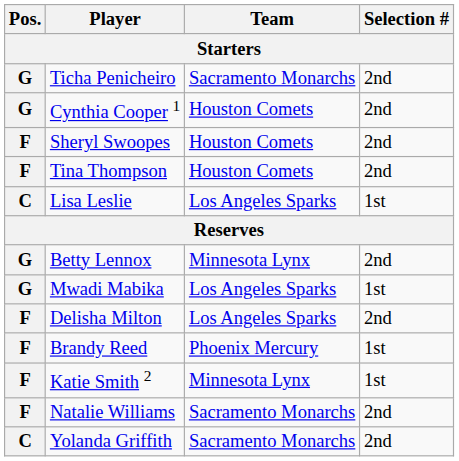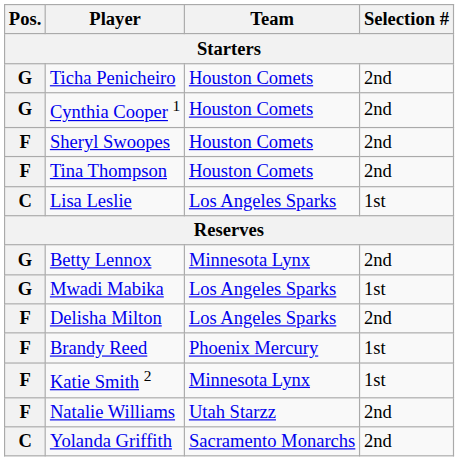(272, 78) Sacramento Monarchs -> (251, 78) Houston Comets
(272, 411) Sacramento Monarchs -> (232, 411) Utah Starzz
